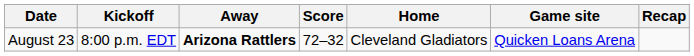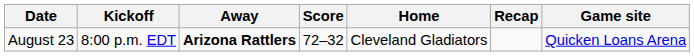columns swapped: (565, 16) <-> (664, 16)
